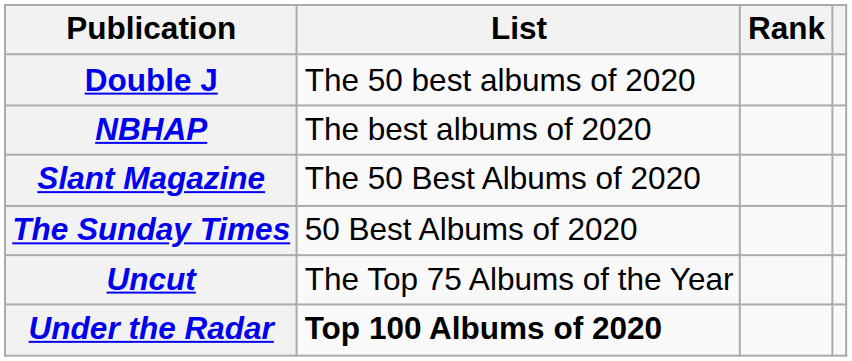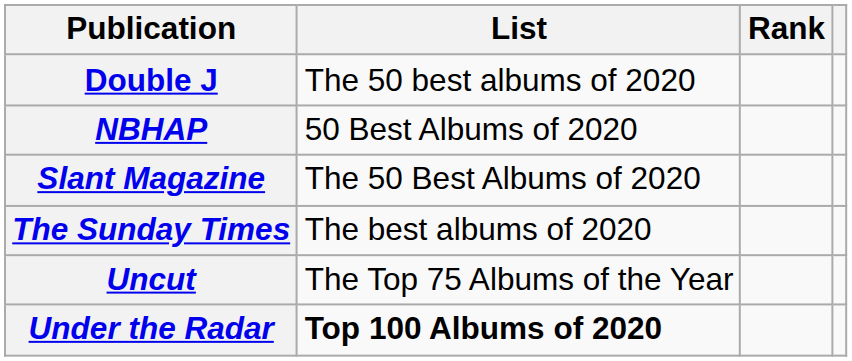(478, 129) The best albums of 2020 -> (471, 129) 50 Best Albums of 2020
(471, 229) 50 Best Albums of 2020 -> (478, 229) The best albums of 2020
